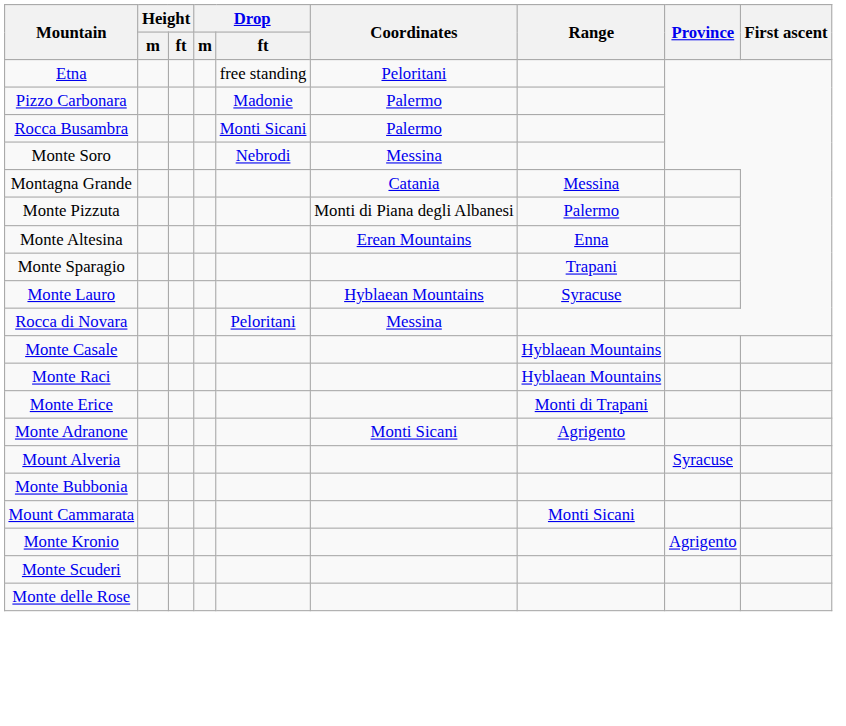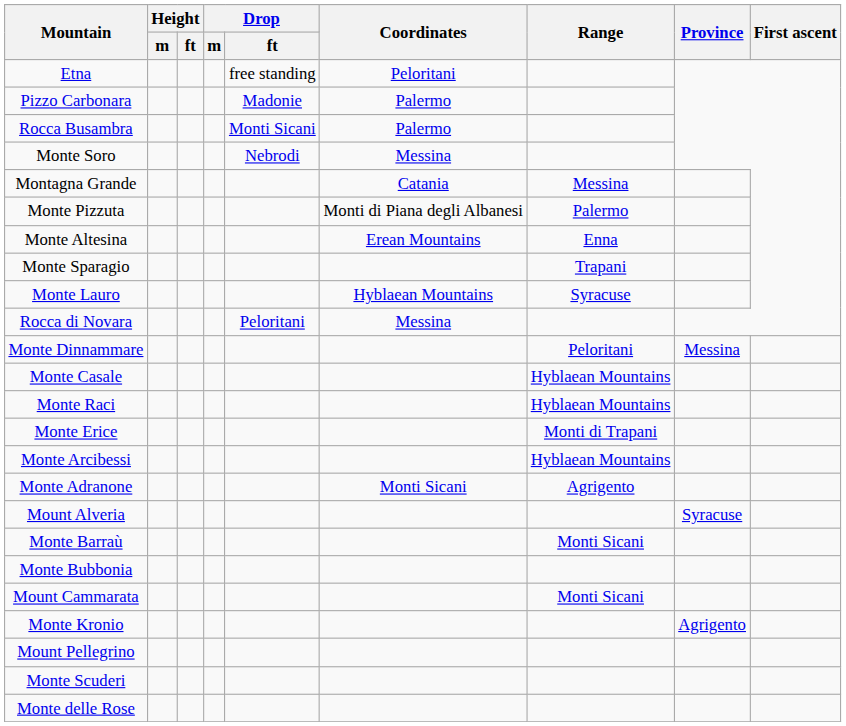+ row: (76, 349)
+ row: (76, 459)
+ row: (76, 542)
+ row: (76, 652)
